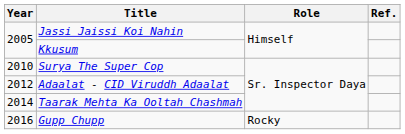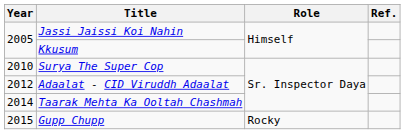(20, 120) 2016 -> (20, 120) 2015
